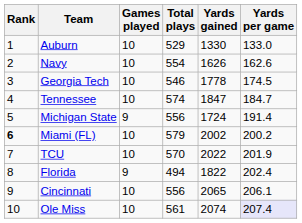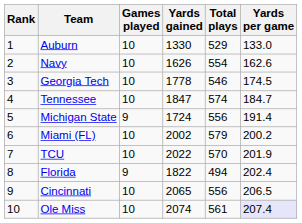columns swapped: (180, 20) <-> (219, 20)
(10, 136) bold -> (10, 136) normal
(257, 191) 206.1 -> (257, 191) 206.5
